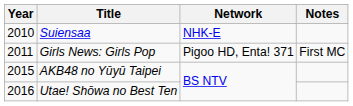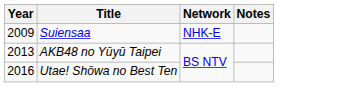(21, 33) 2010 -> (21, 33) 2009
- row: (98, 52)
(21, 71) 2015 -> (21, 52) 2013
